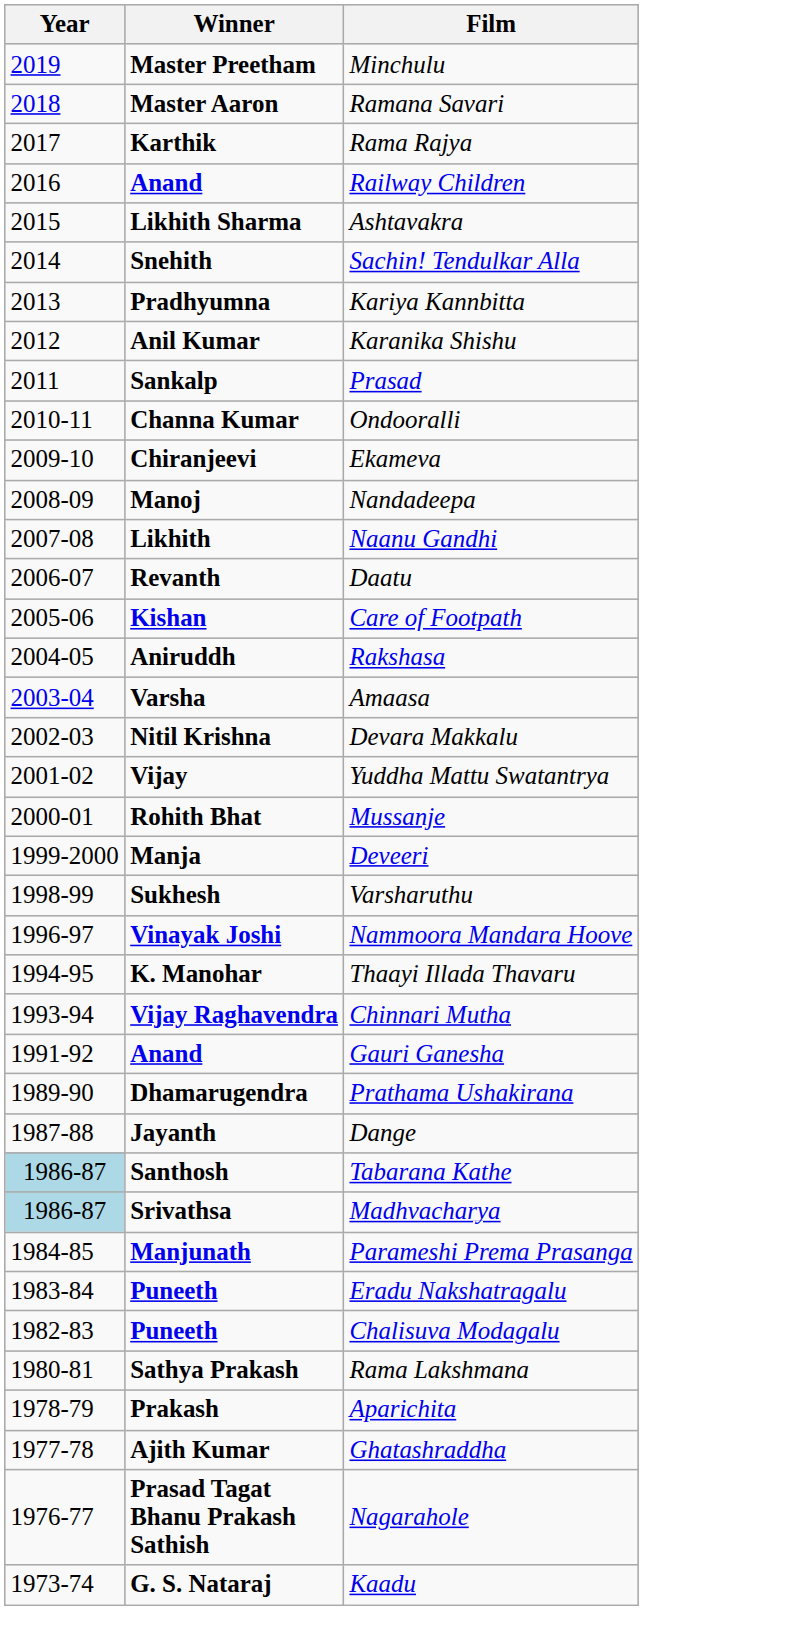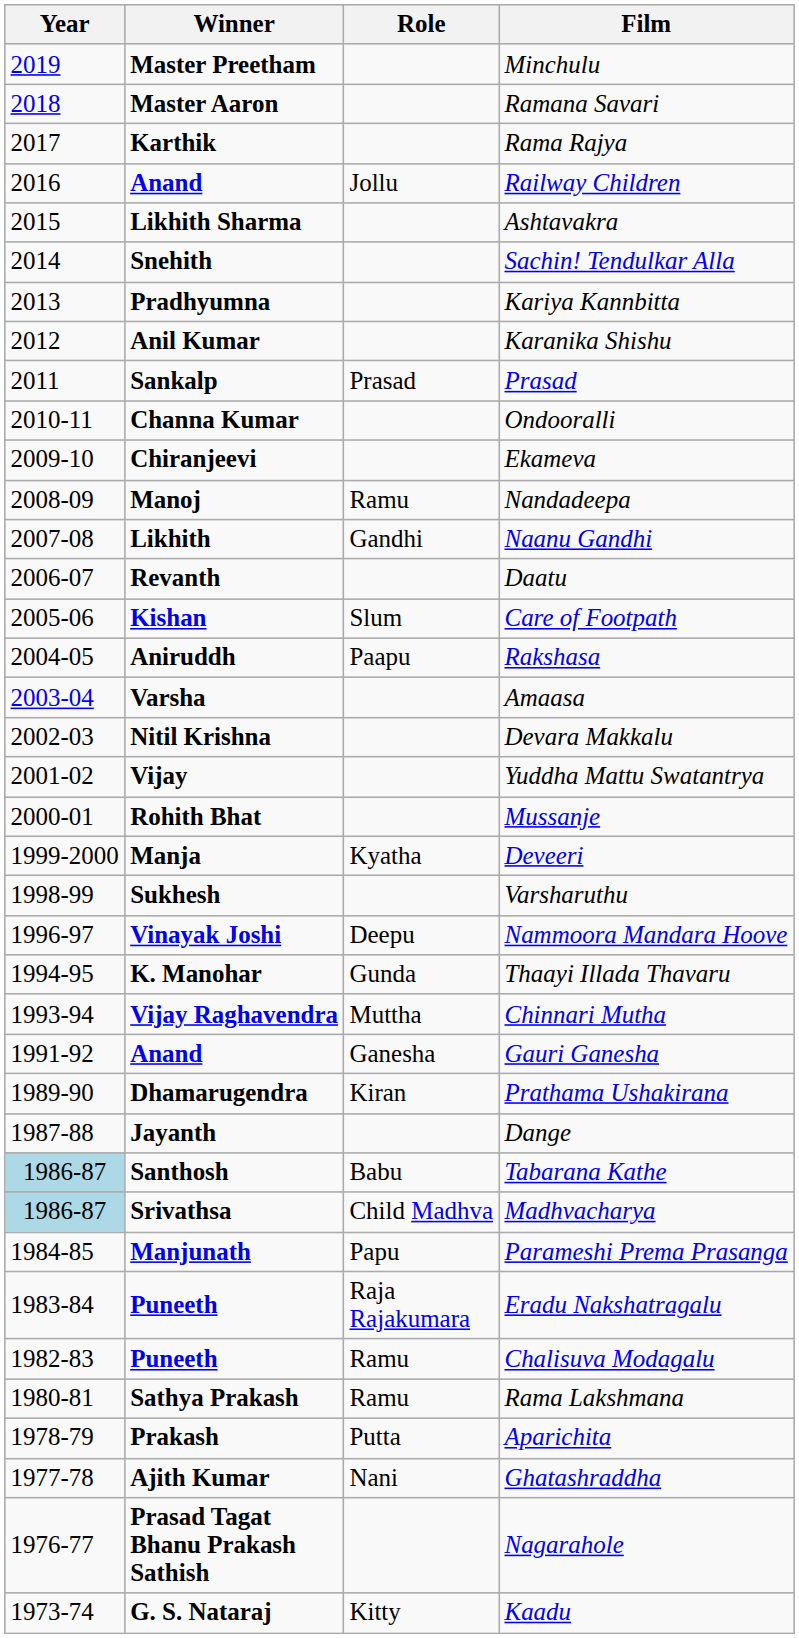+ column: (421, 24)
